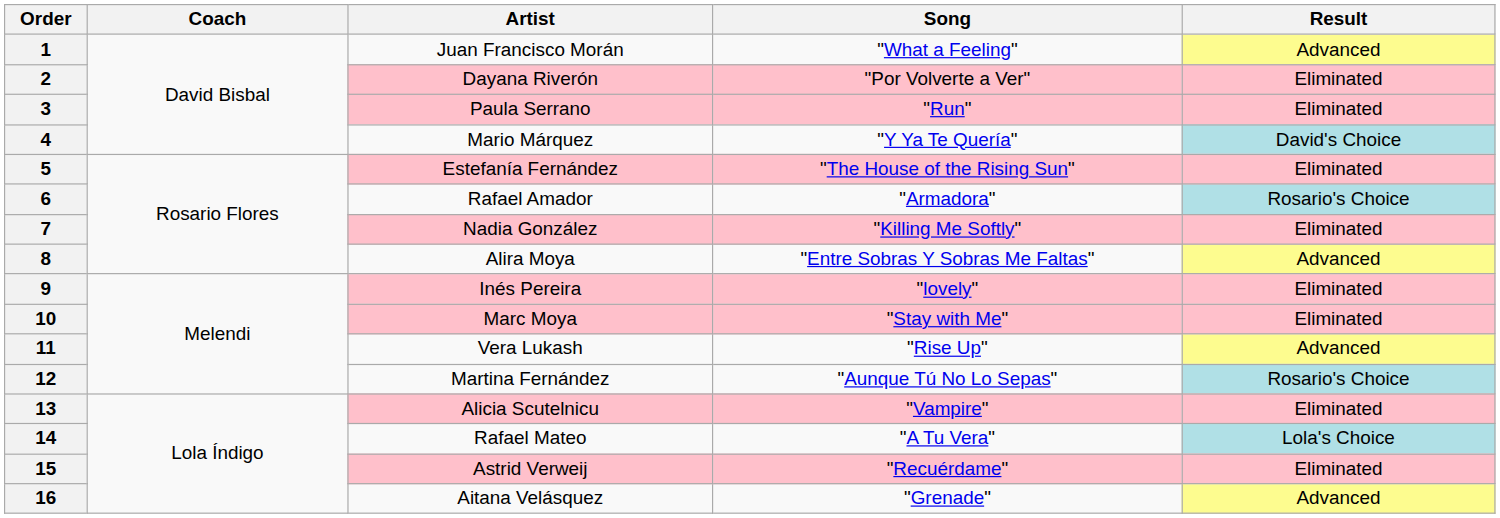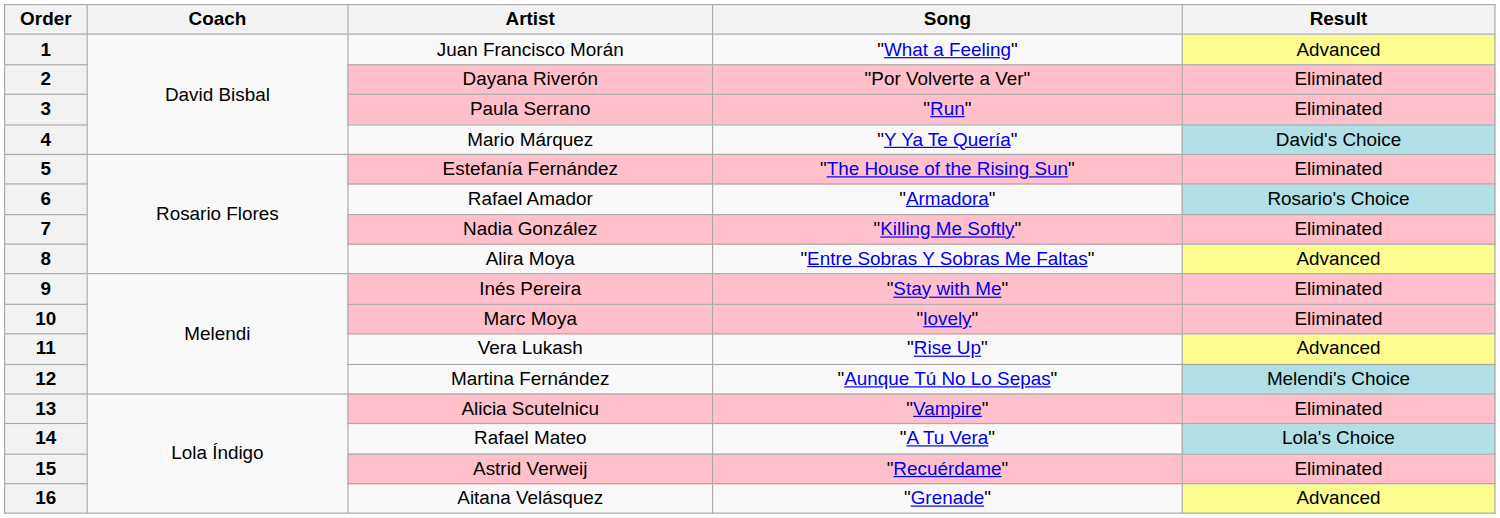(947, 288) "lovely" -> (947, 288) "Stay with Me"
(947, 318) "Stay with Me" -> (947, 318) "lovely"
(1338, 378) Rosario's Choice -> (1338, 378) Melendi's Choice
